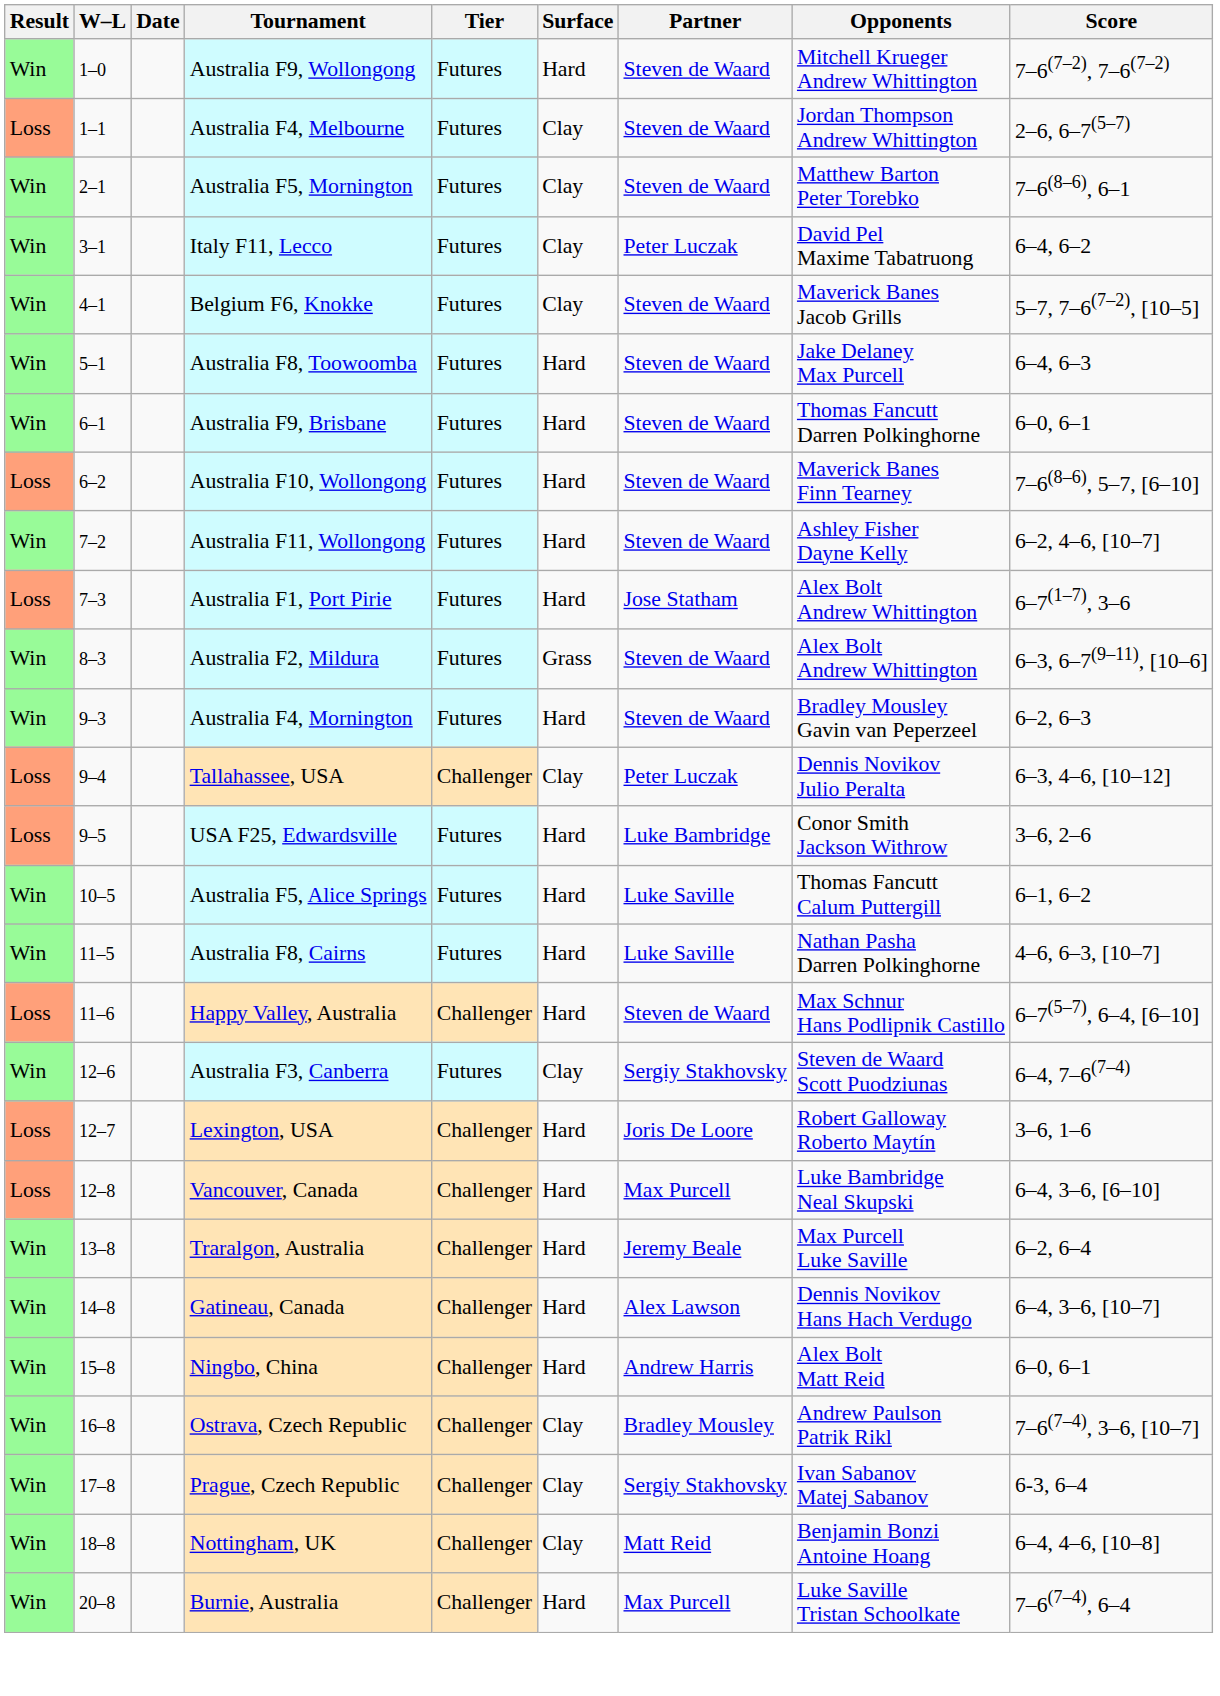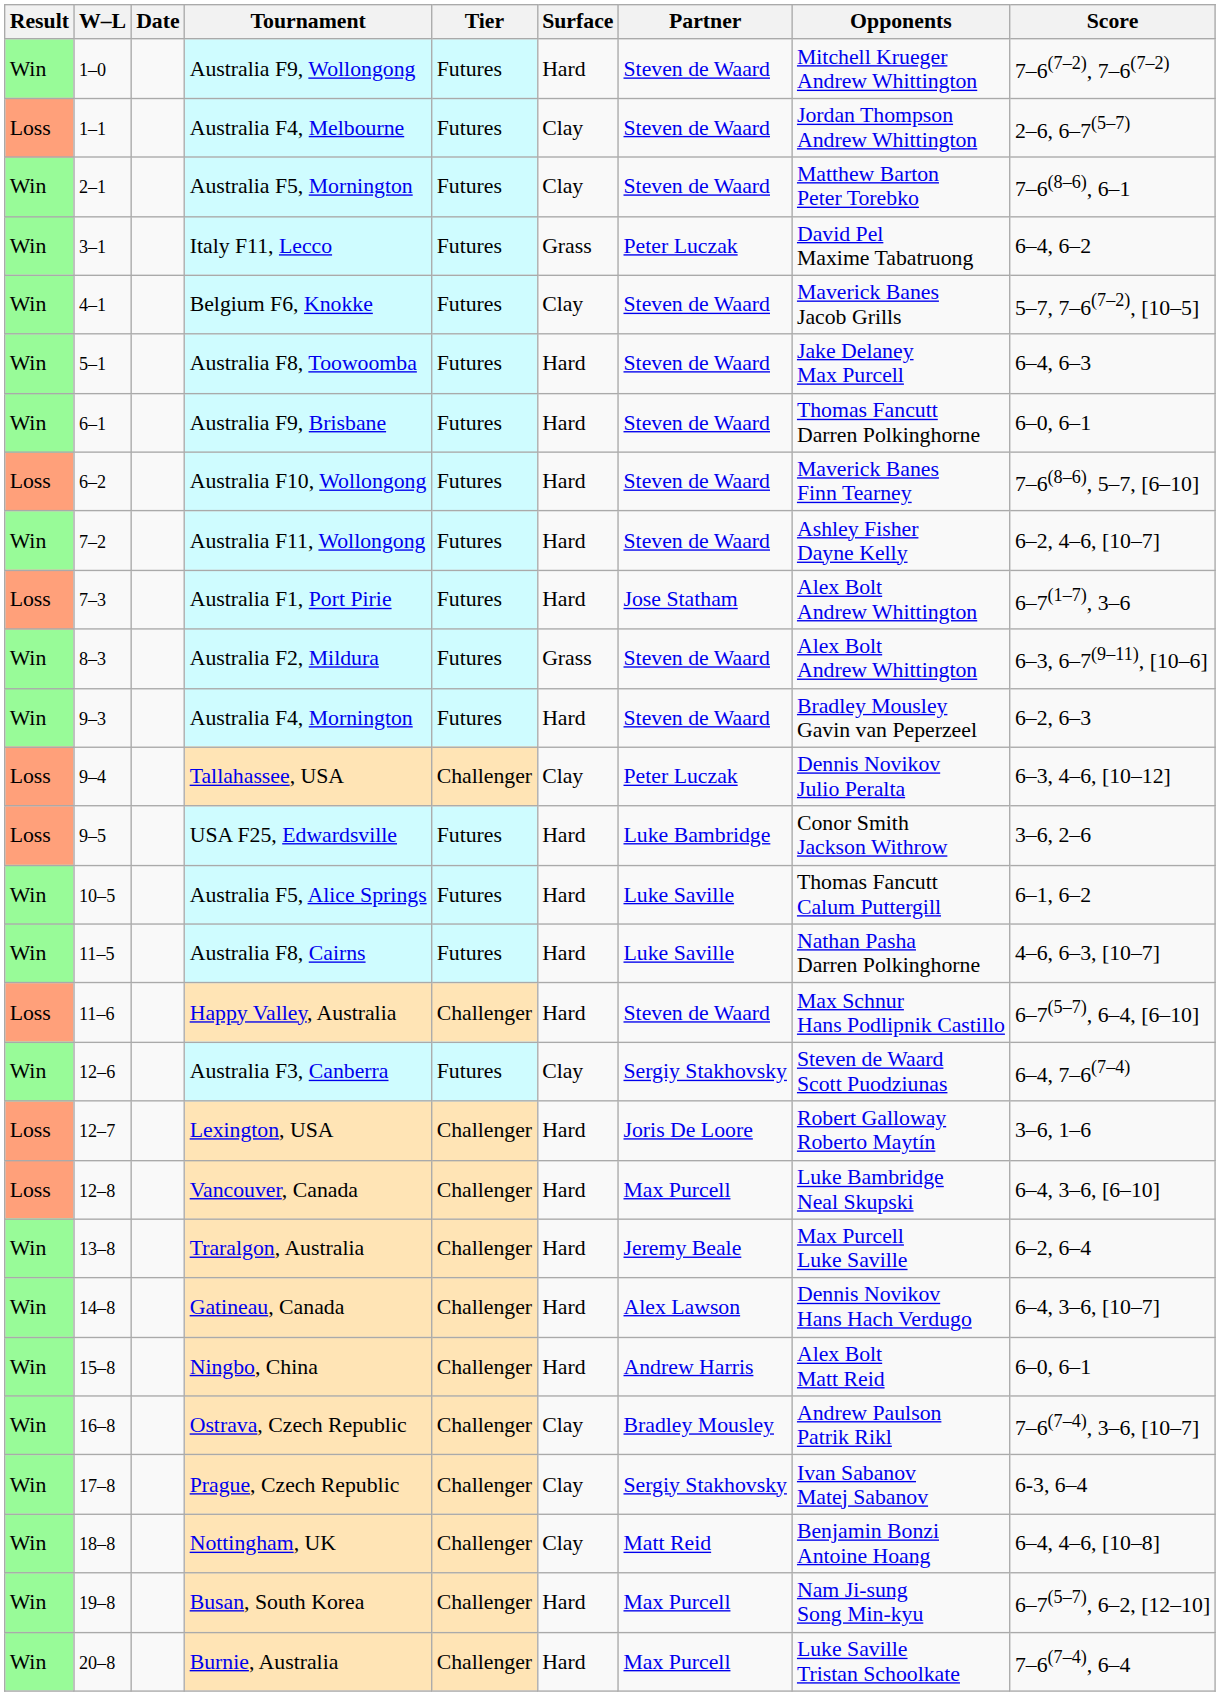(563, 245) Clay -> (567, 245) Grass
+ row: (277, 1602)
